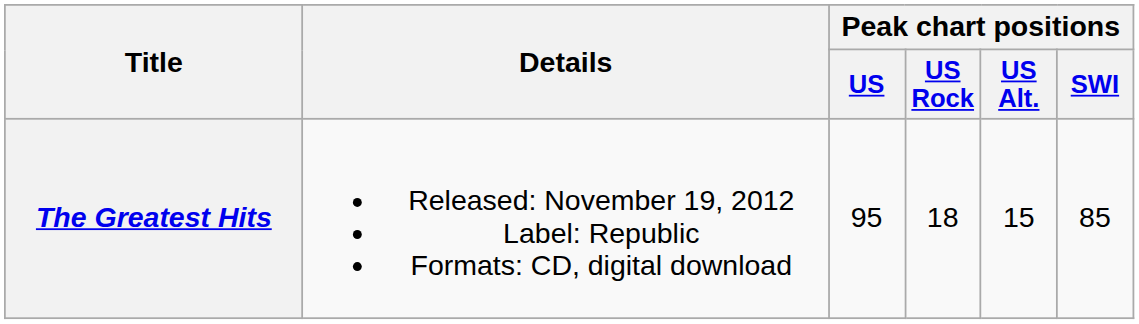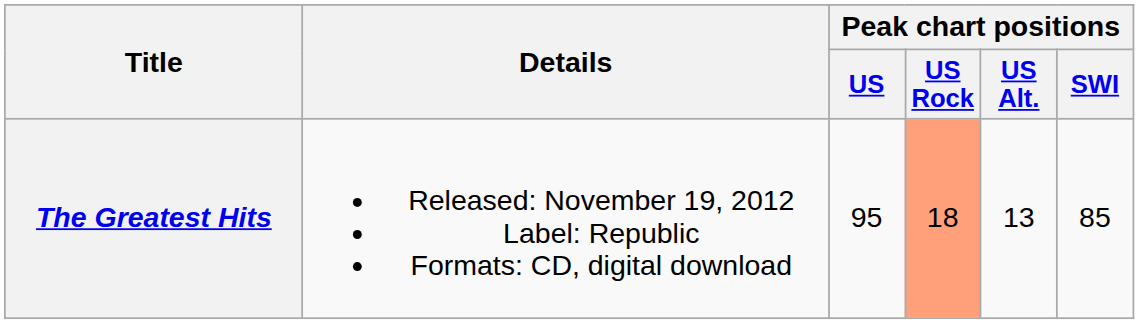(943, 217) no background -> (943, 217) lightsalmon background
(1019, 217) 15 -> (1019, 217) 13
